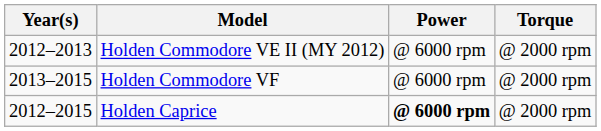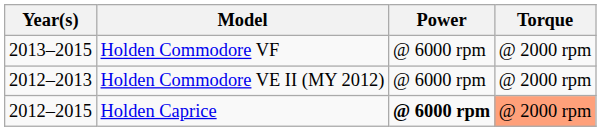rows swapped: (242, 50) <-> (190, 80)
(545, 111) no background -> (545, 111) lightsalmon background
